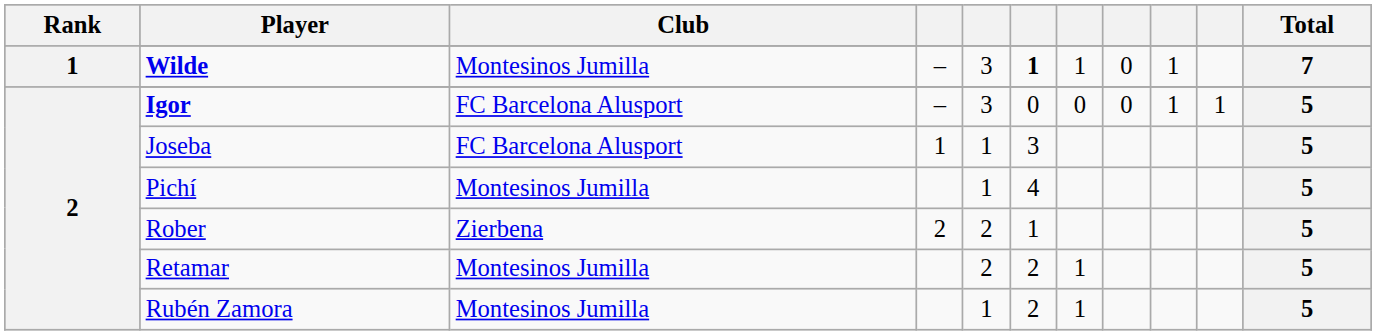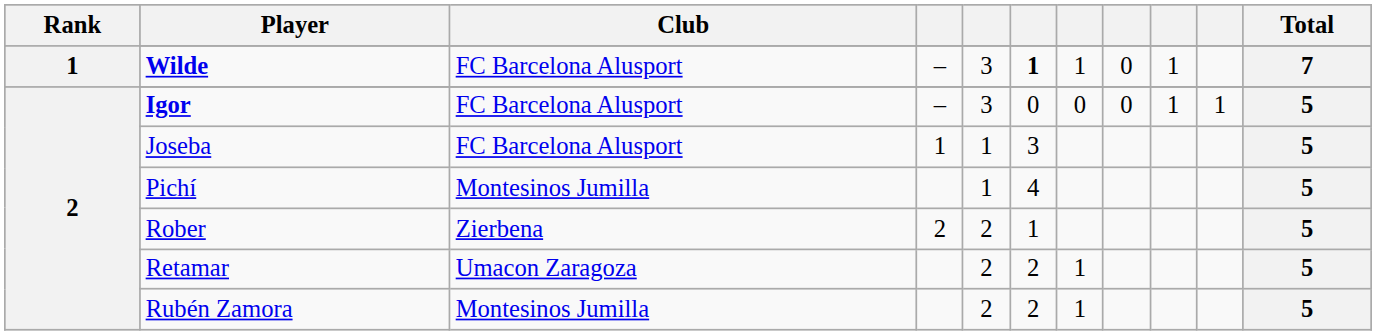(552, 65) Montesinos Jumilla -> (569, 65) FC Barcelona Alusport
(552, 268) Montesinos Jumilla -> (546, 268) Umacon Zaragoza
(986, 309) 1 -> (986, 309) 2
